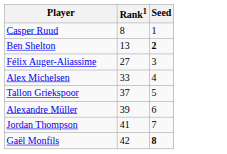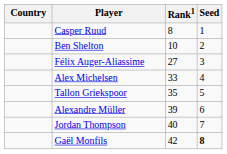+ column: (28, 13)
(125, 46) 13 -> (173, 46) 10
(154, 46) bold -> (202, 46) normal
(125, 93) 37 -> (173, 93) 35
(125, 125) 41 -> (173, 125) 40
